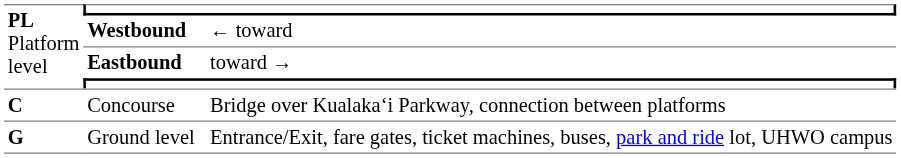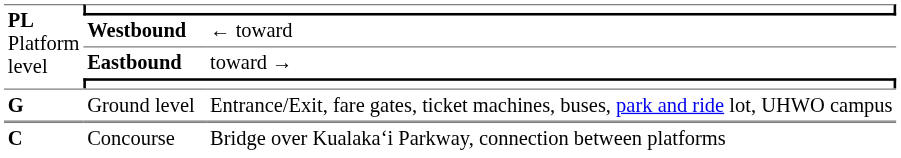rows swapped: (131, 104) <-> (141, 136)
